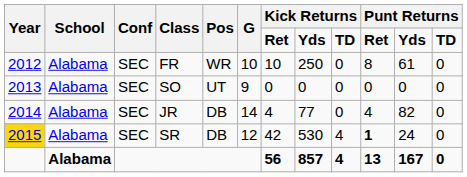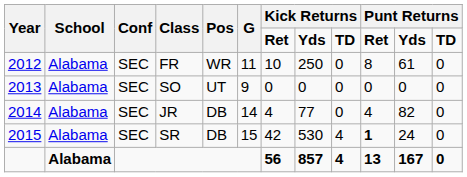(249, 64) 10 -> (249, 64) 11
(25, 135) gold background -> (25, 135) no background
(249, 135) 12 -> (249, 135) 15
